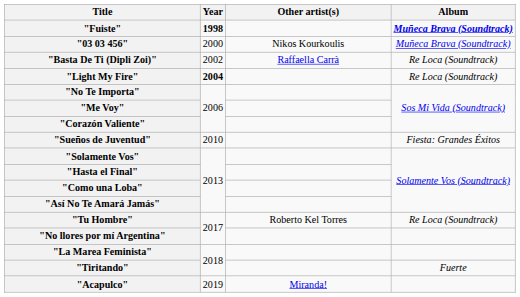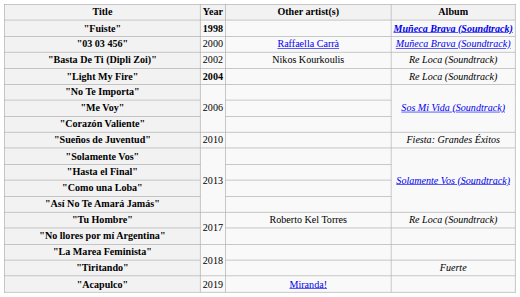(308, 44) Nikos Kourkoulis -> (308, 44) Raffaella Carrà
(308, 60) Raffaella Carrà -> (308, 60) Nikos Kourkoulis
